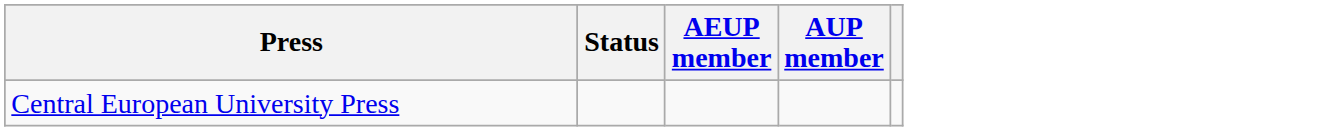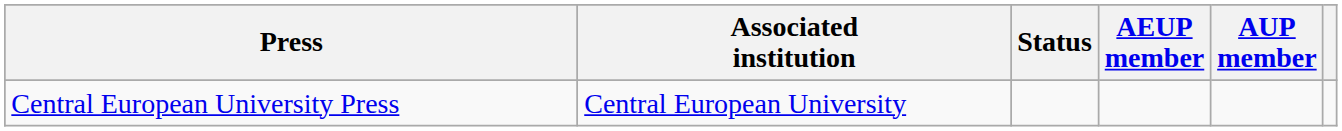+ column: (794, 42)
